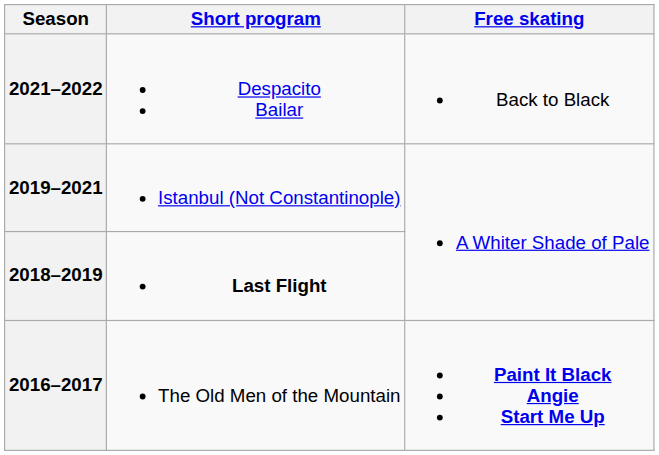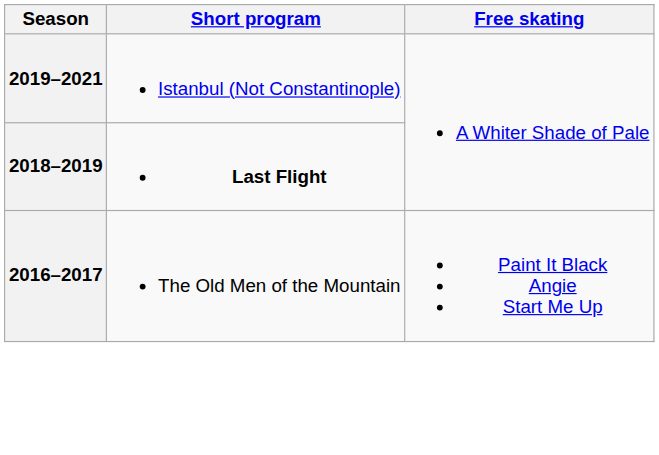- row: (56, 88)
(529, 396) bold -> (529, 286) normal
